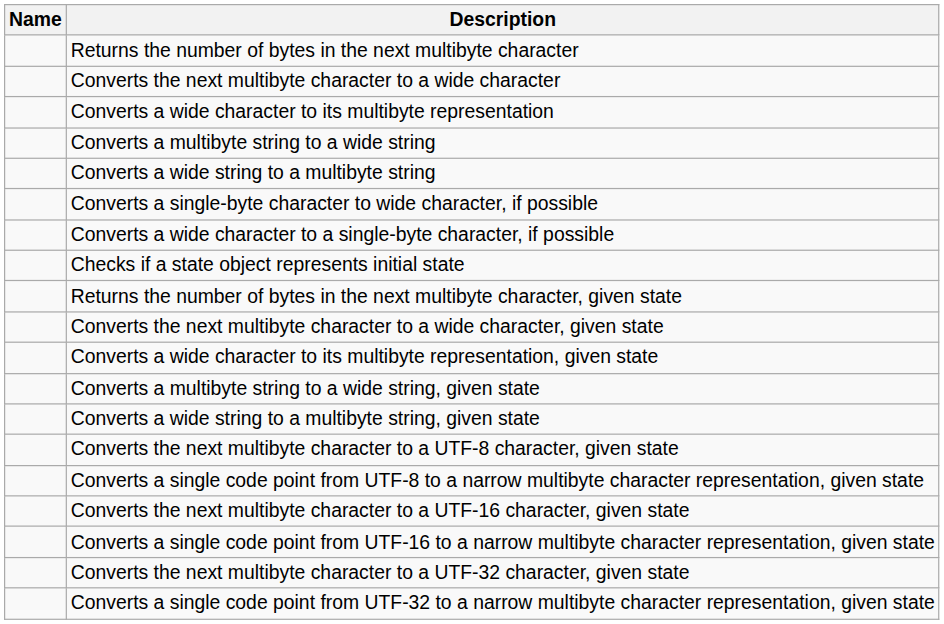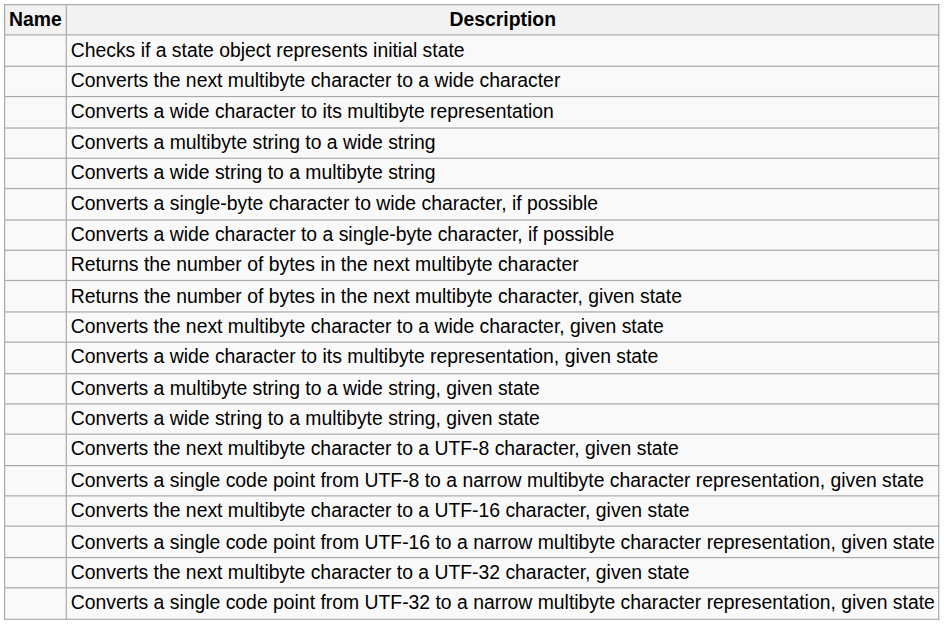rows swapped: (325, 50) <-> (268, 265)
